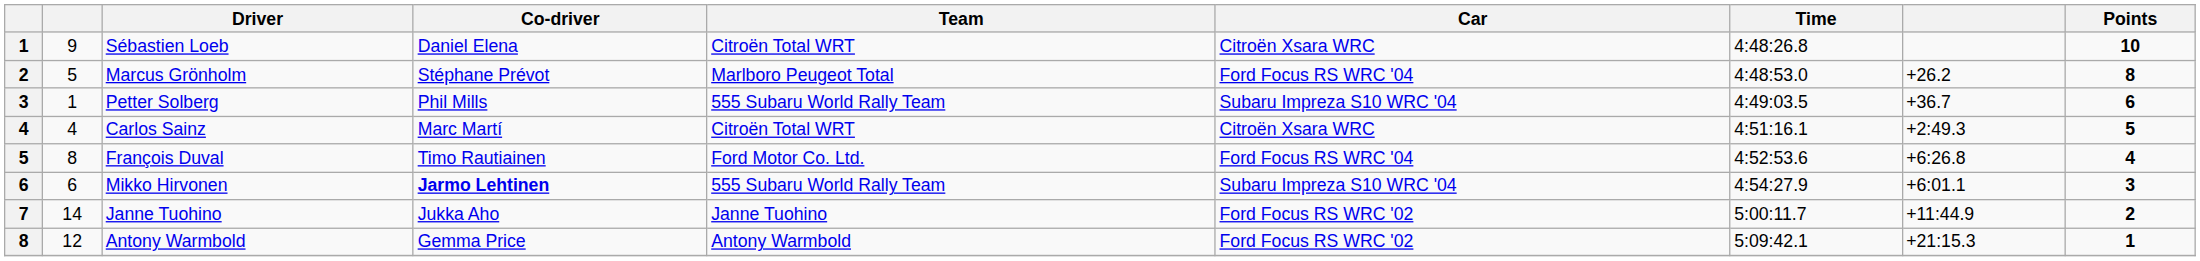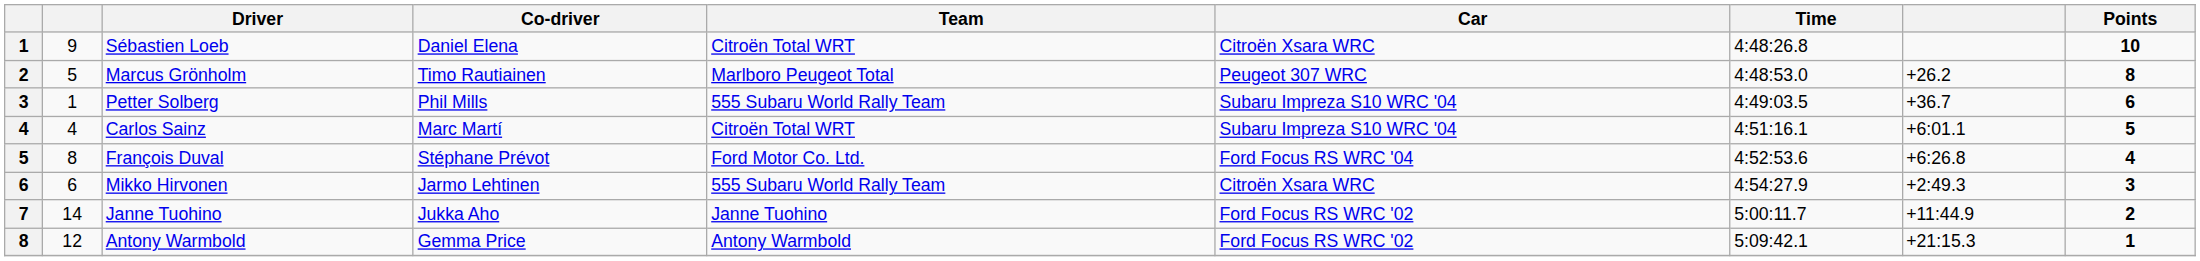(483, 74) Stéphane Prévot -> (482, 74) Timo Rautiainen
(1316, 74) Ford Focus RS WRC '04 -> (1293, 74) Peugeot 307 WRC
(1297, 130) Citroën Xsara WRC -> (1338, 130) Subaru Impreza S10 WRC '04
(1936, 130) +2:49.3 -> (1936, 130) +6:01.1
(482, 158) Timo Rautiainen -> (483, 158) Stéphane Prévot
(483, 185) bold -> (479, 185) normal
(1338, 185) Subaru Impreza S10 WRC '04 -> (1297, 185) Citroën Xsara WRC
(1936, 185) +6:01.1 -> (1936, 185) +2:49.3
